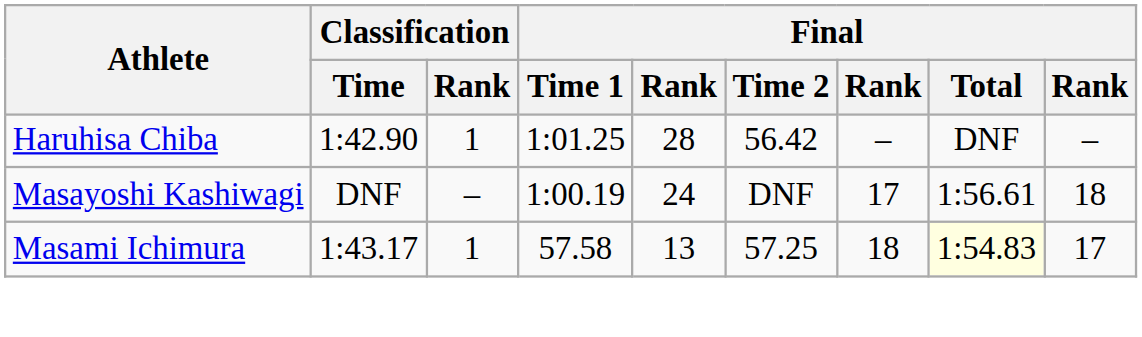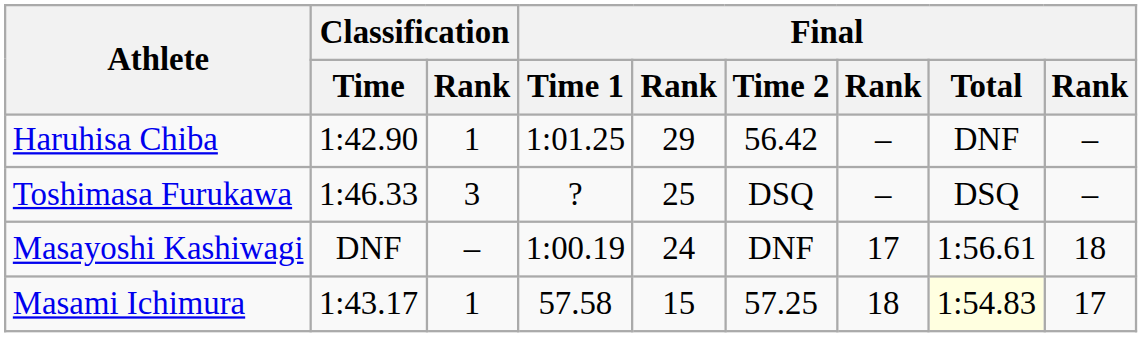(679, 140) 28 -> (679, 140) 29
+ row: (152, 194)
(679, 248) 13 -> (679, 302) 15
